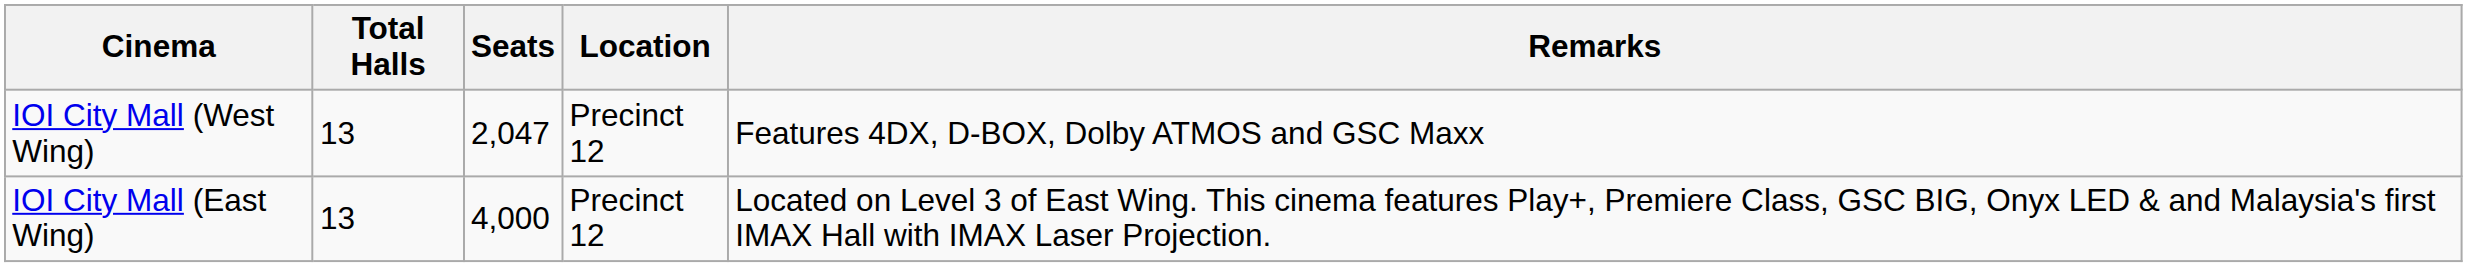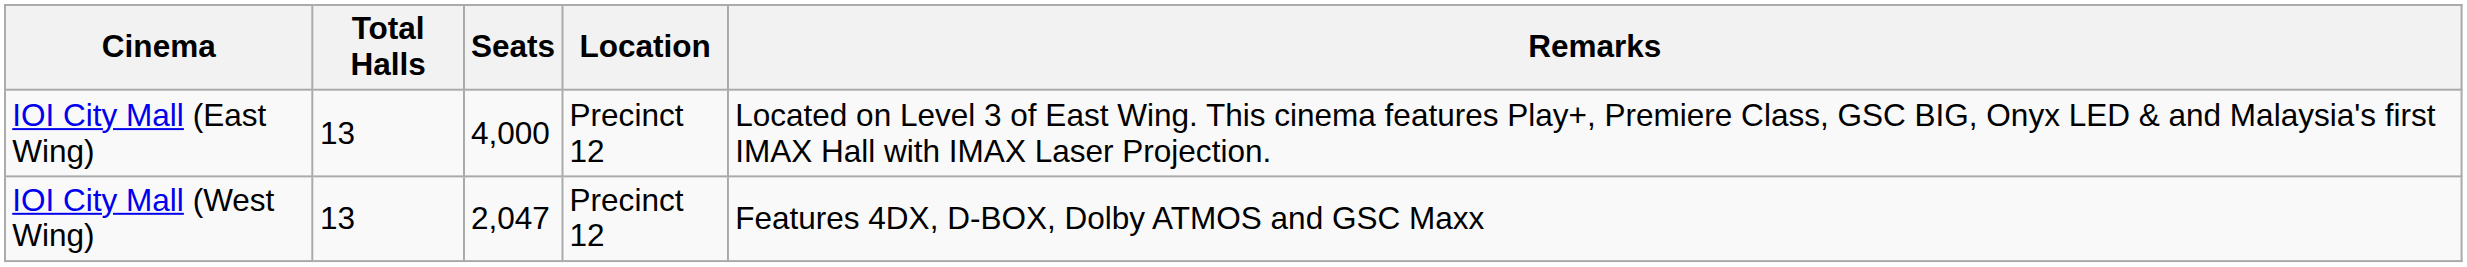rows swapped: (143, 132) <-> (139, 218)
